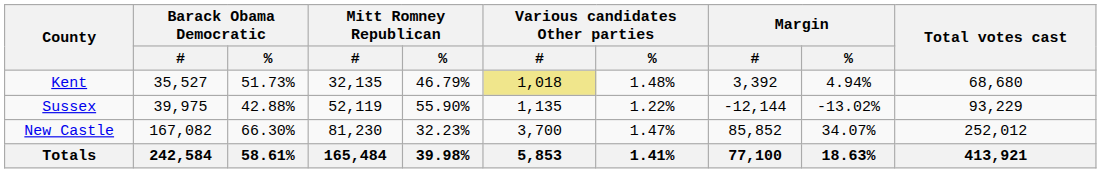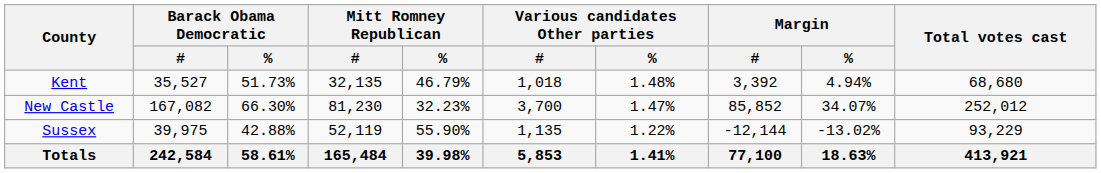(540, 83) khaki background -> (540, 83) no background
rows swapped: (69, 131) <-> (69, 107)
